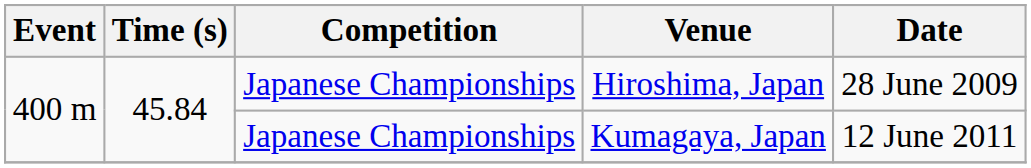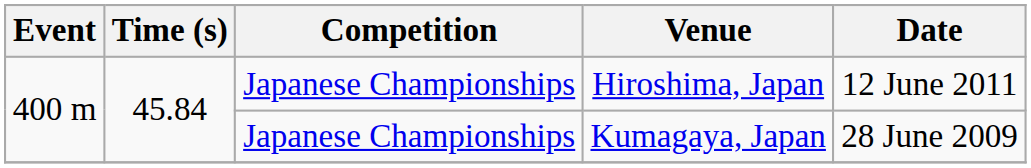(930, 83) 28 June 2009 -> (930, 83) 12 June 2011
(930, 135) 12 June 2011 -> (930, 135) 28 June 2009
